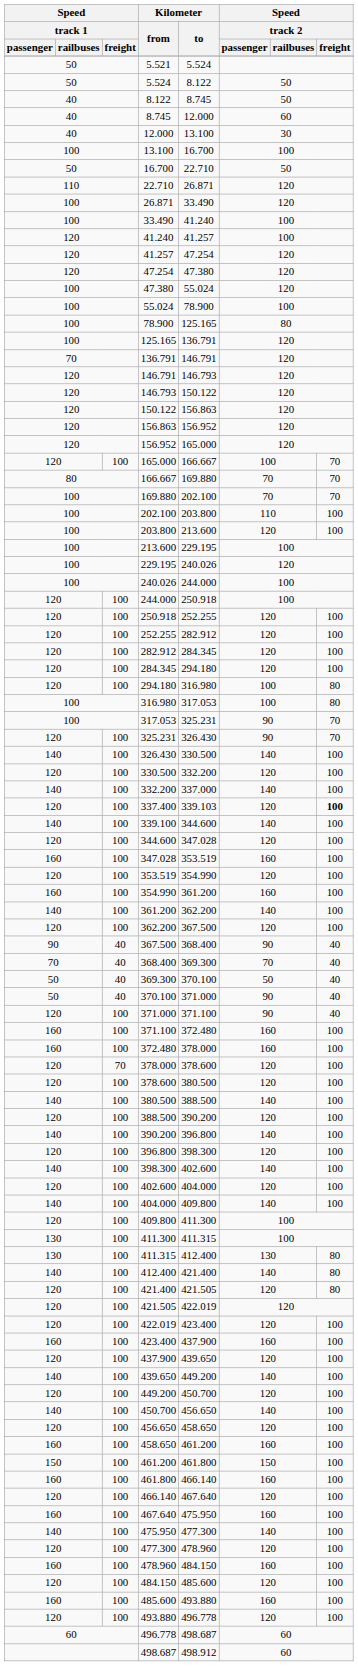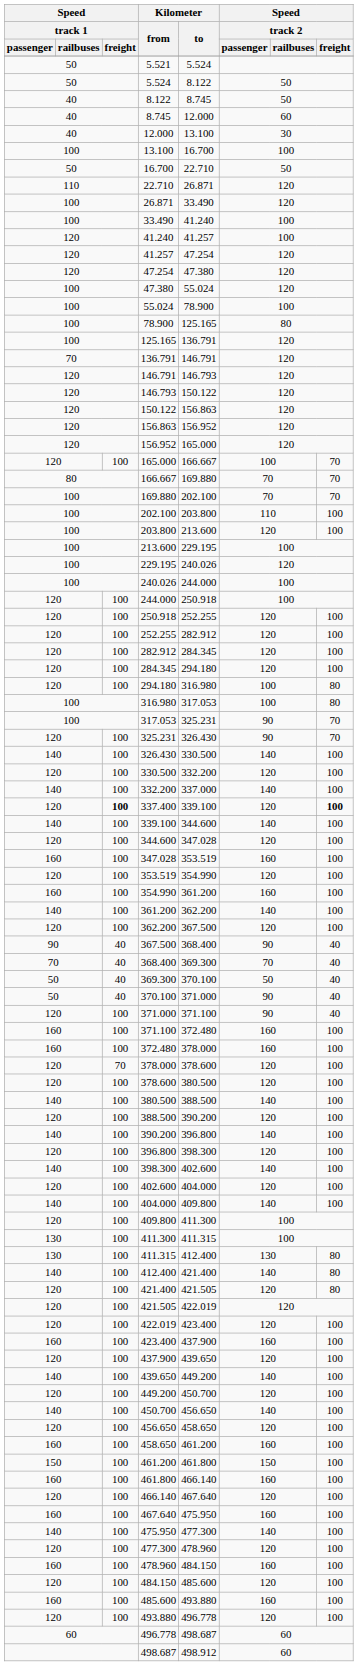(120, 806) normal -> (120, 806) bold
(199, 806) 339.103 -> (199, 806) 339.100
